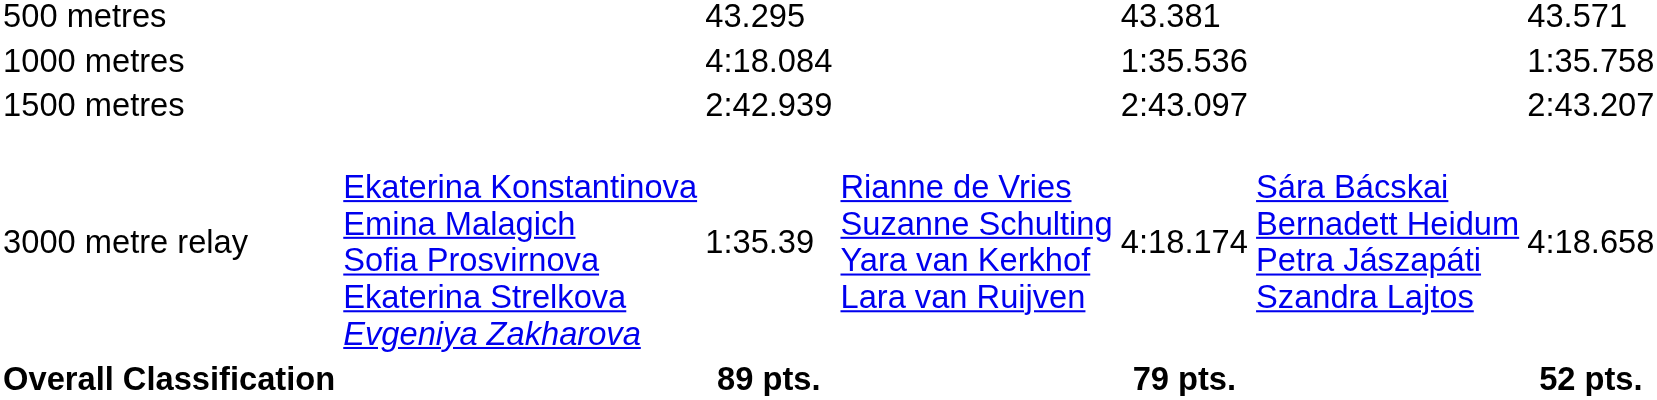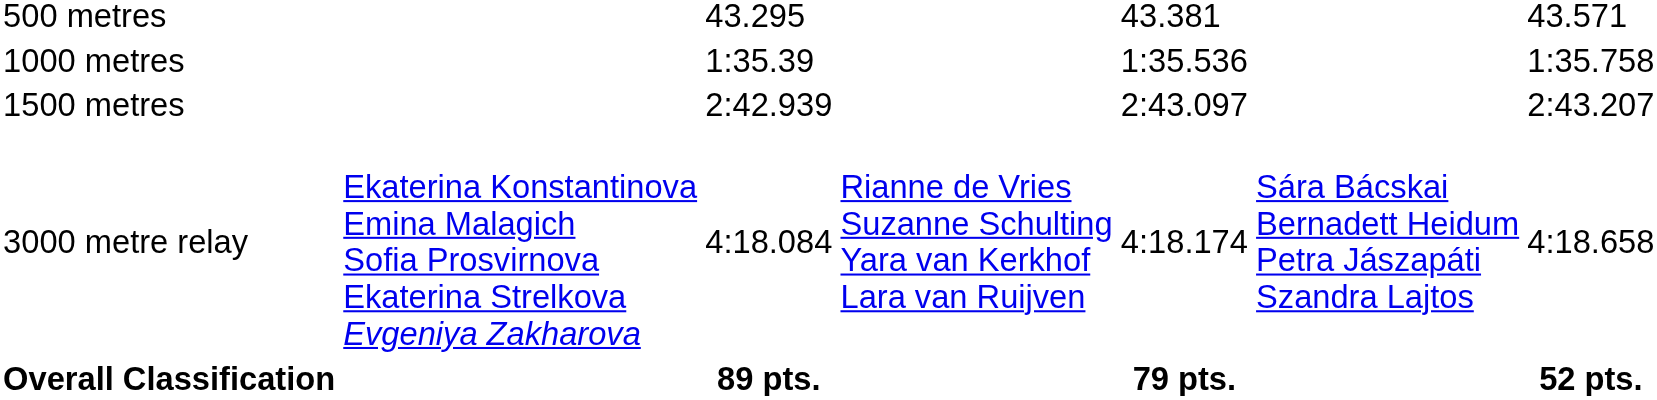(769, 60) 4:18.084 -> (760, 60) 1:35.39
(760, 242) 1:35.39 -> (769, 242) 4:18.084
